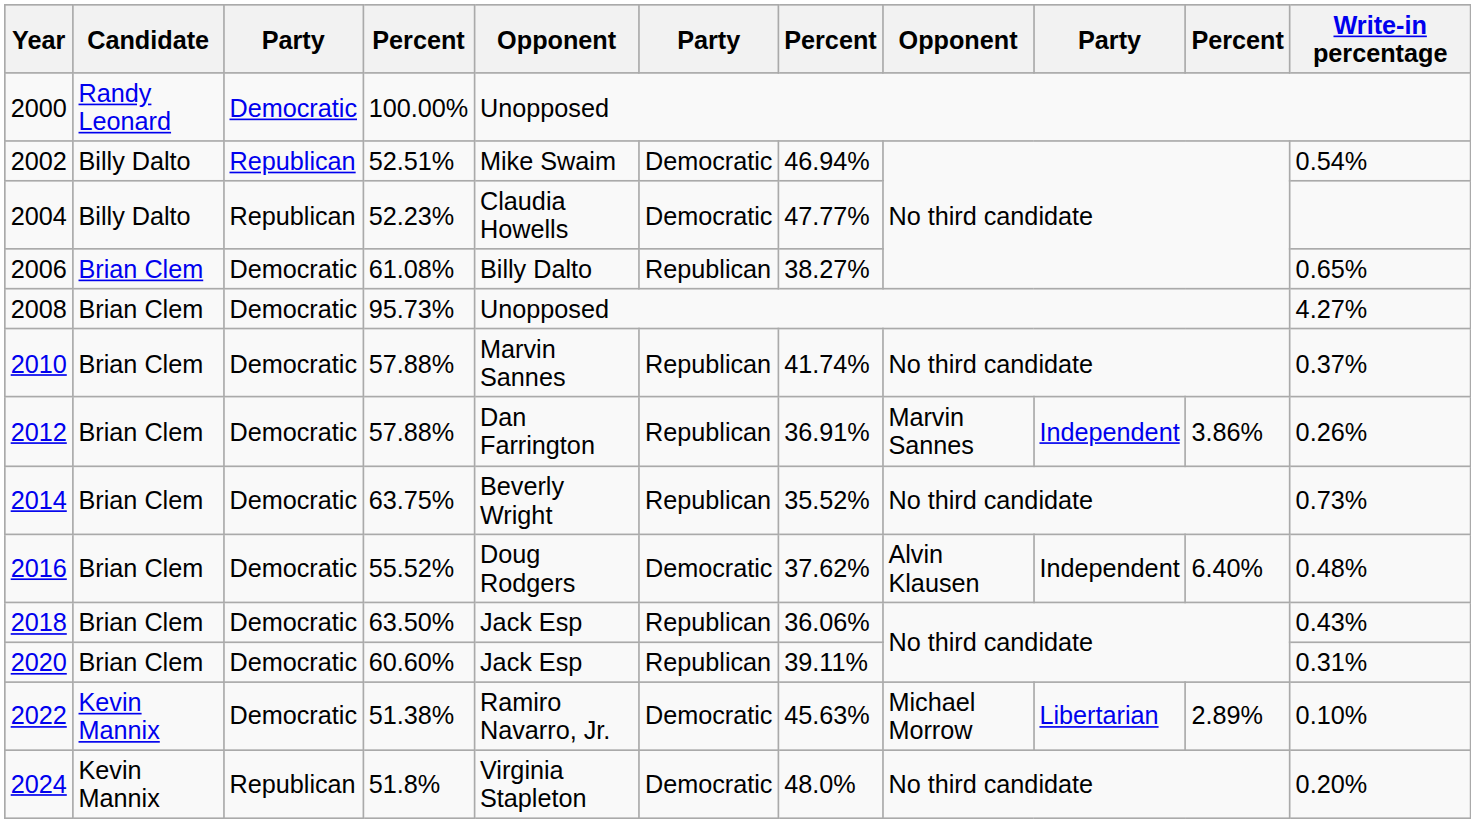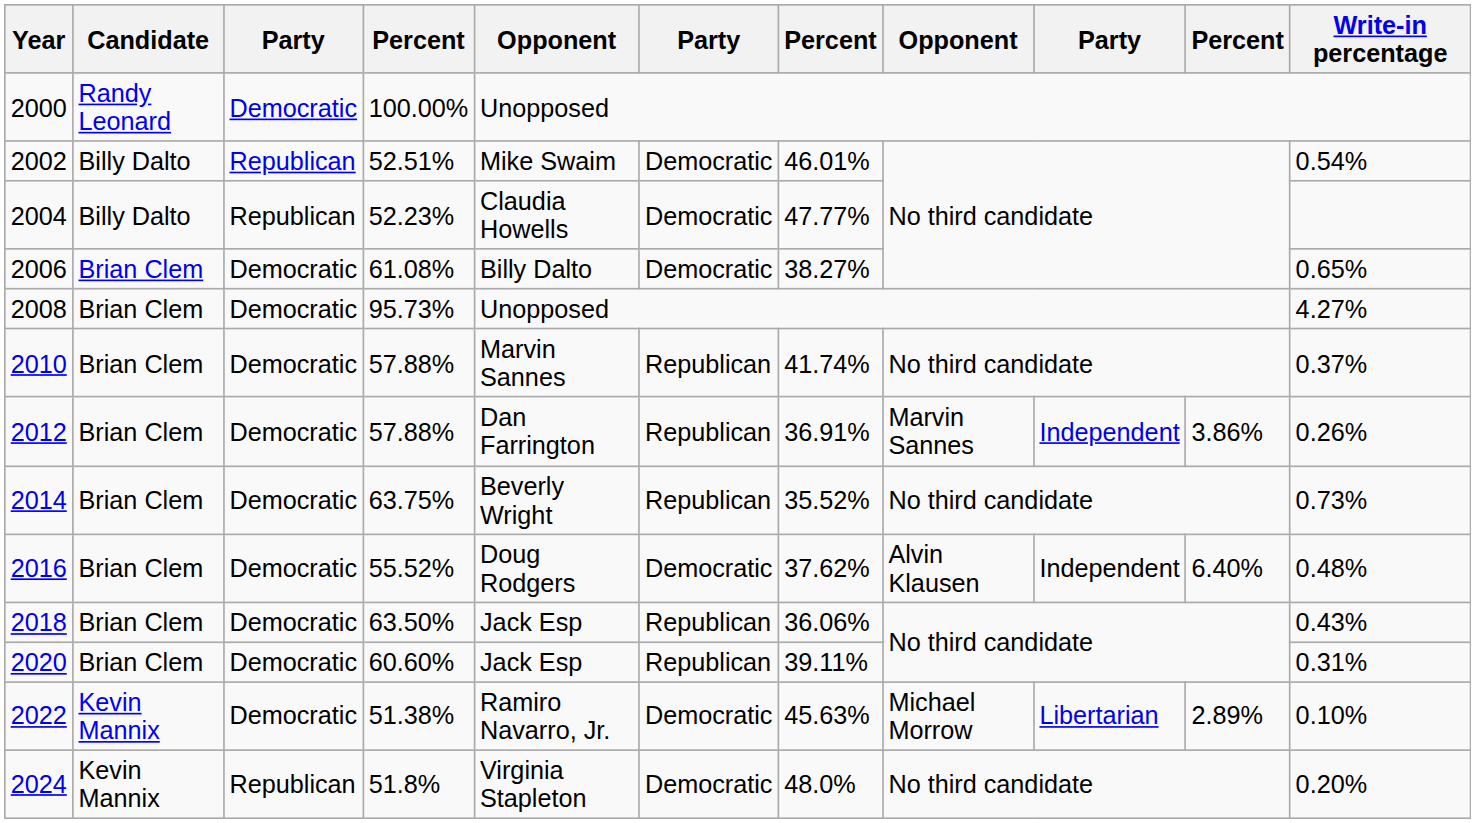(827, 161) 46.94% -> (827, 161) 46.01%
(708, 269) Republican -> (709, 269) Democratic
